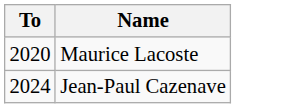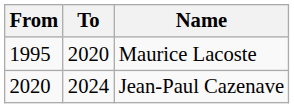+ column: (34, 20)
